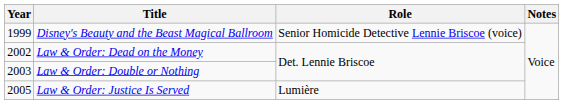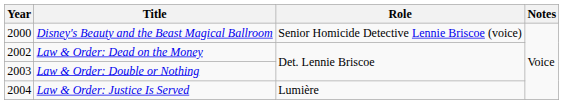(19, 33) 1999 -> (19, 33) 2000
(19, 90) 2005 -> (19, 90) 2004
